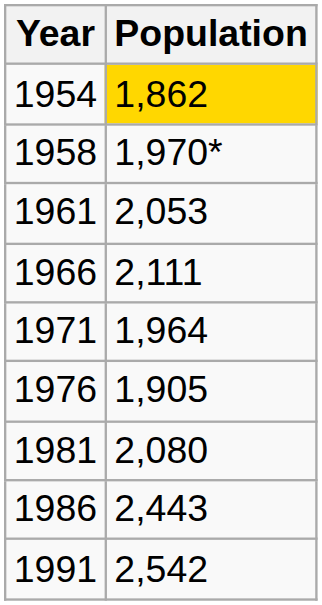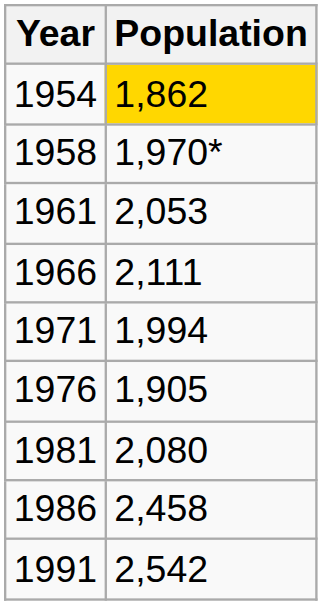(161, 331) 1,964 -> (161, 331) 1,994
(161, 509) 2,443 -> (161, 509) 2,458
